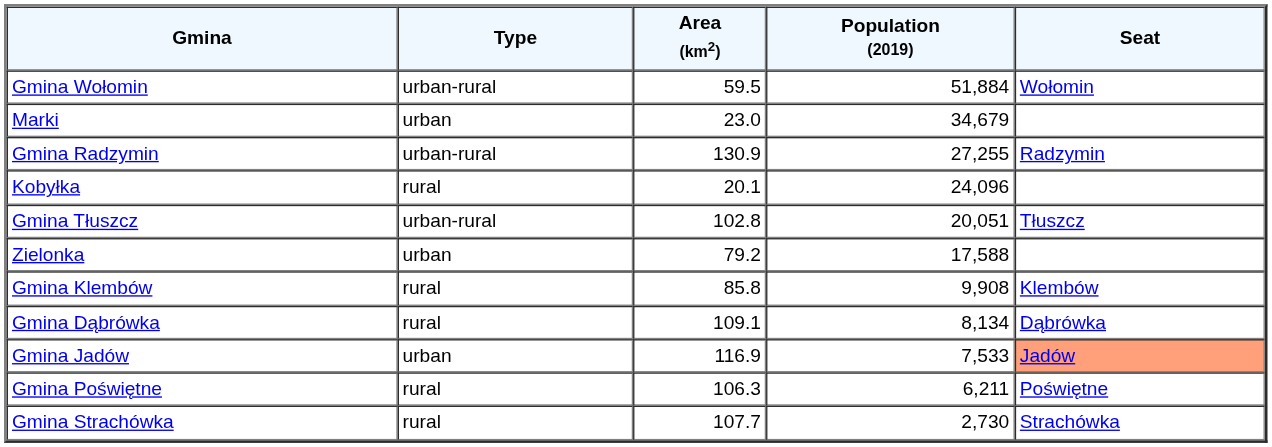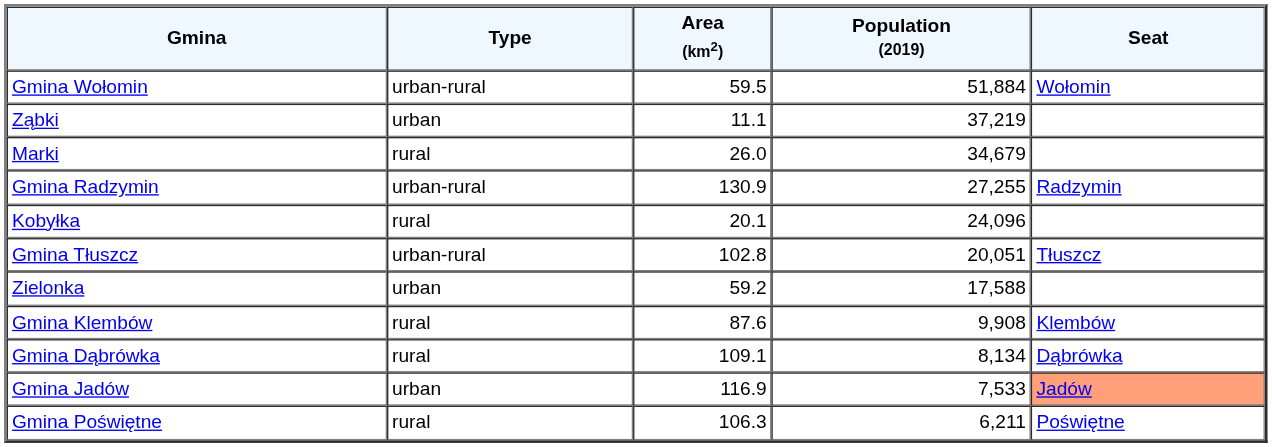+ row: (35, 120)
(427, 120) urban -> (411, 153) rural
(742, 120) 23.0 -> (748, 153) 26.0
(742, 254) 79.2 -> (748, 288) 59.2
(742, 288) 85.8 -> (748, 321) 87.6
- row: (93, 422)
